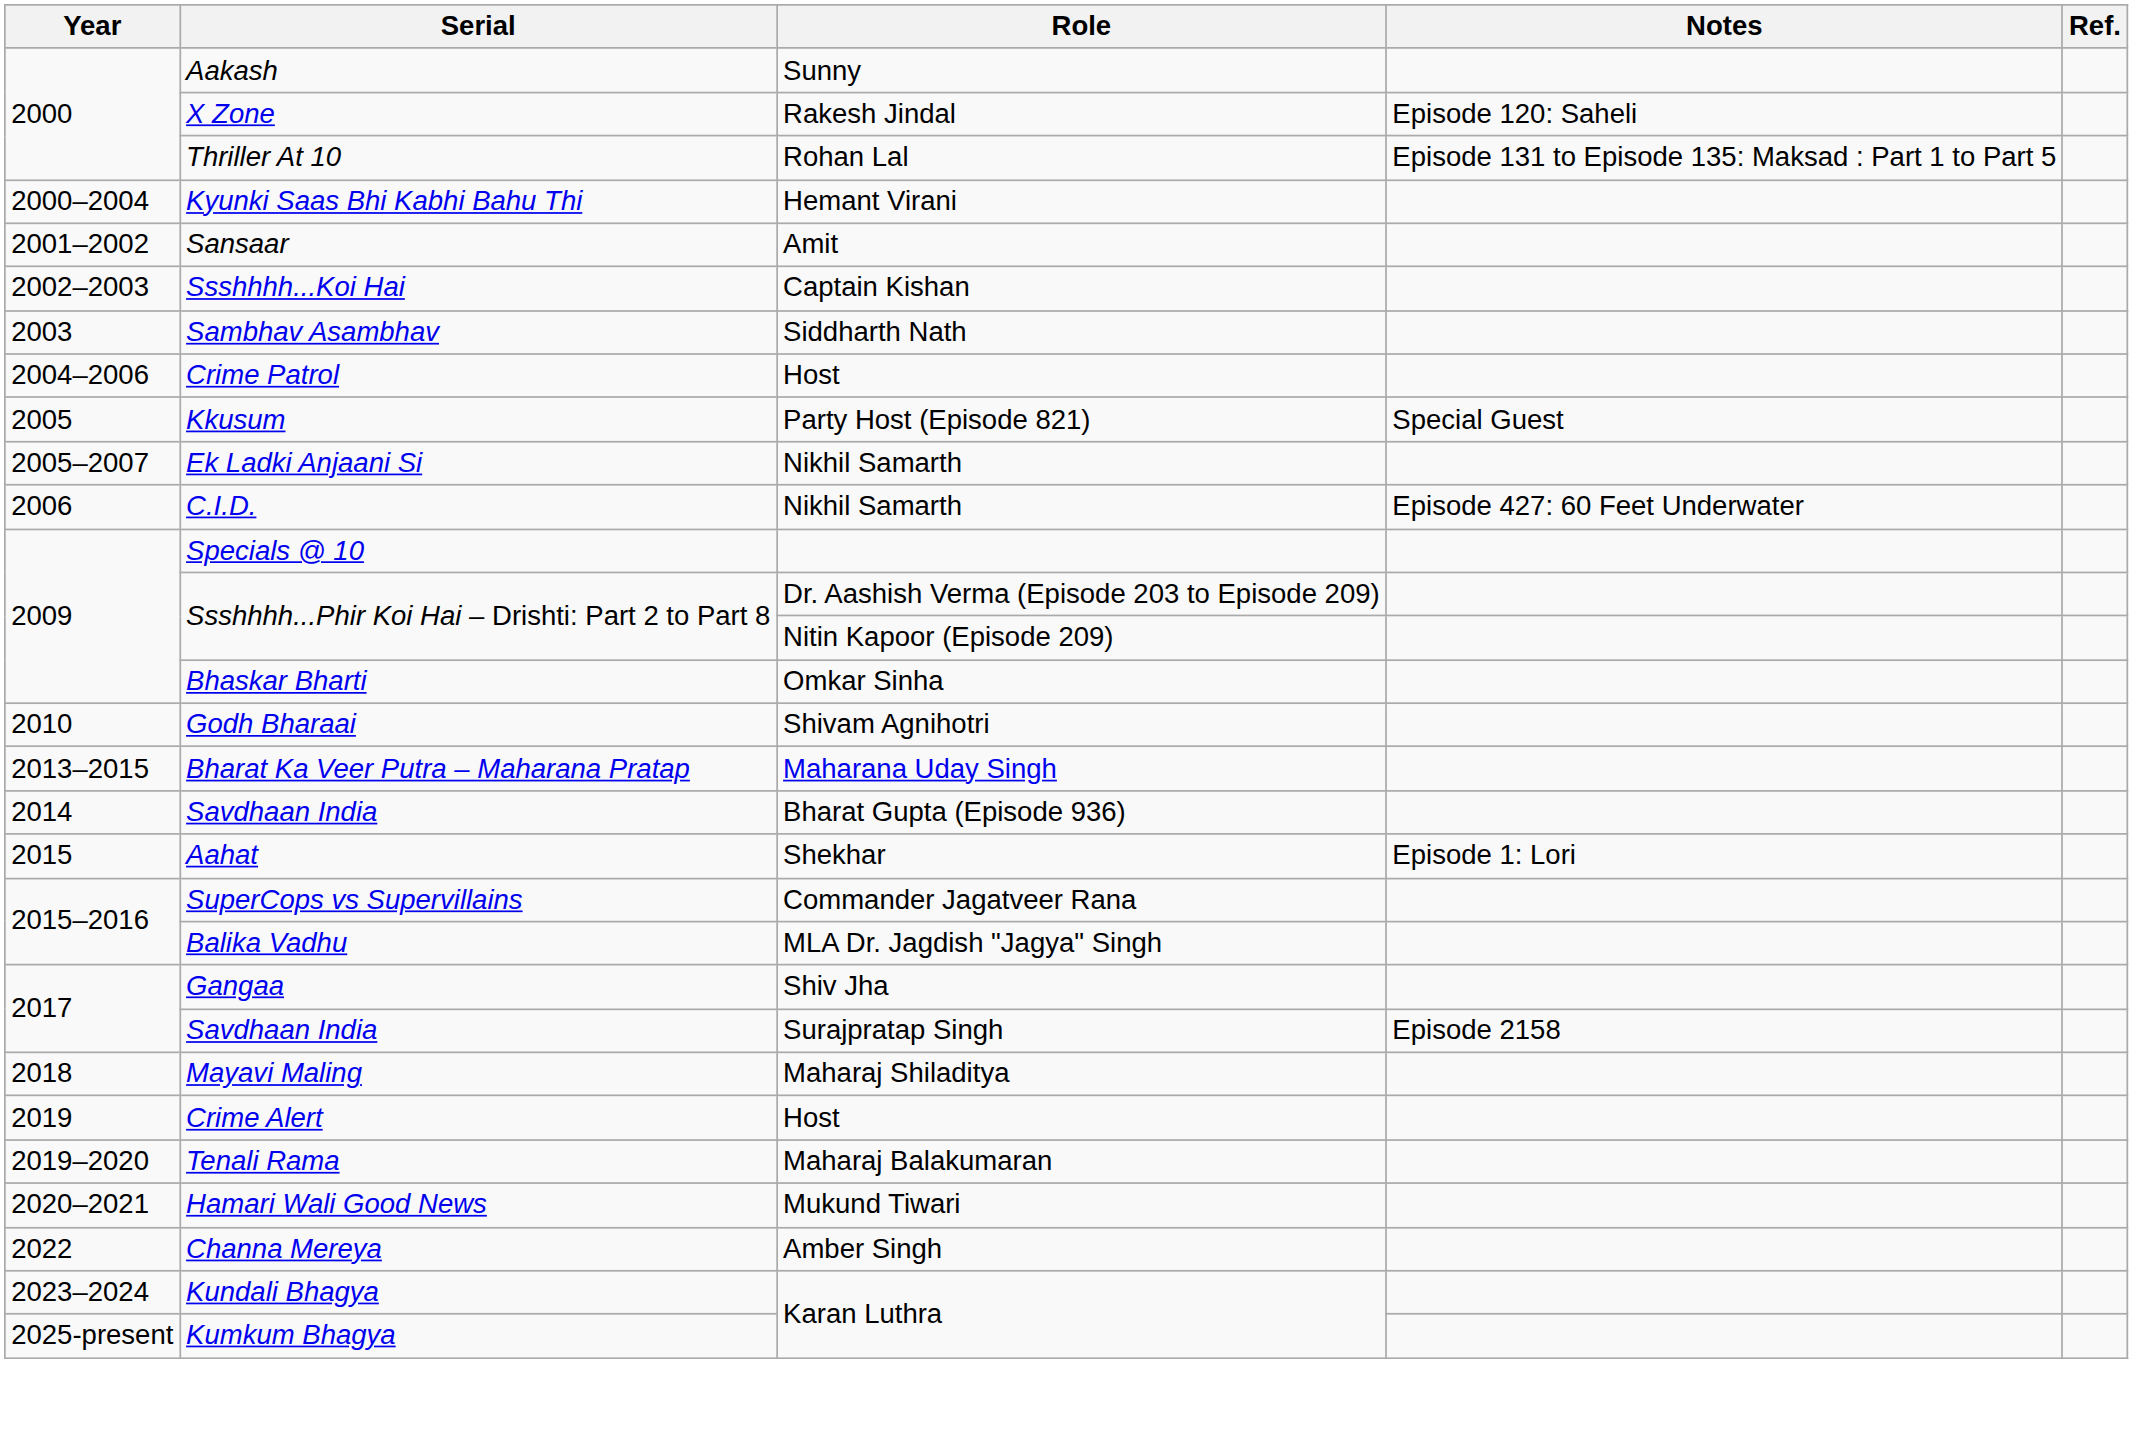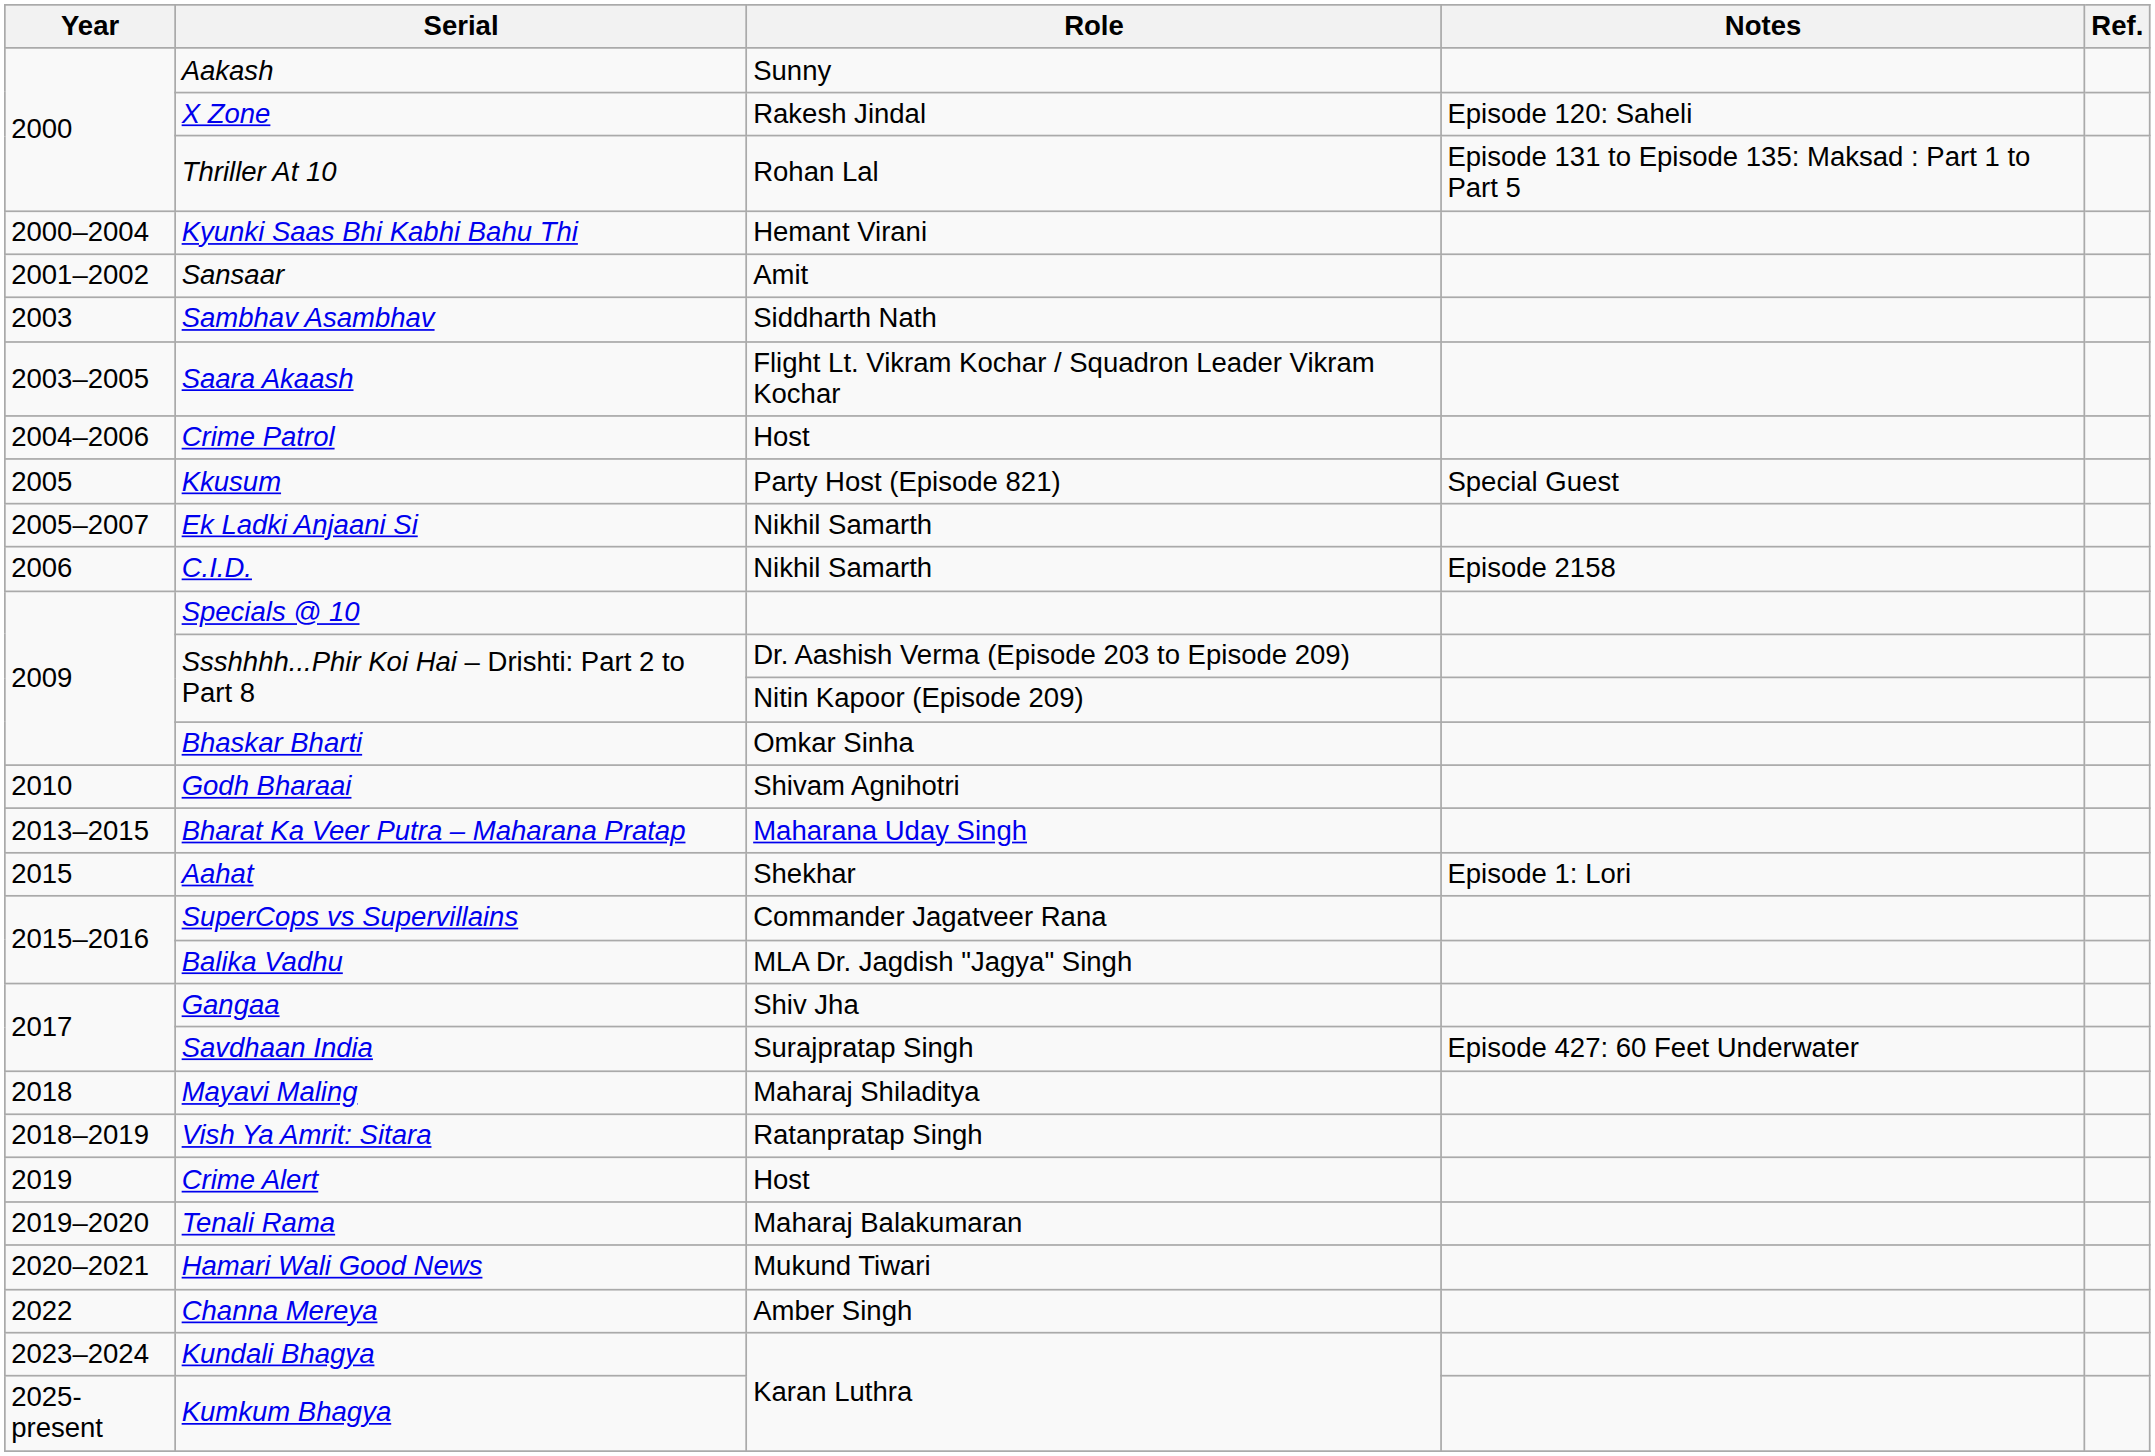- row: (295, 288)
+ row: (268, 378)
(1598, 506) Episode 427: 60 Feet Underwater -> (1532, 568) Episode 2158
- row: (282, 811)
(1477, 1030) Episode 2158 -> (1653, 1048) Episode 427: 60 Feet Underwater
+ row: (307, 1135)
